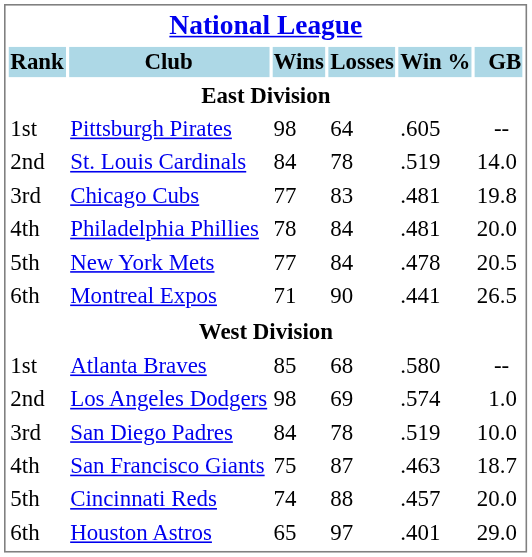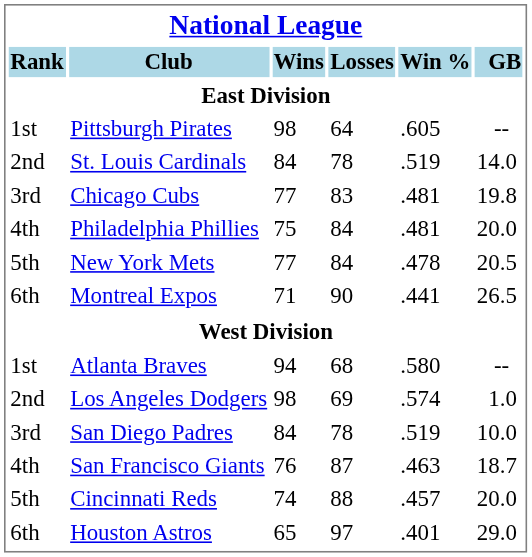(285, 228) 78 -> (285, 228) 75
(285, 365) 85 -> (285, 365) 94
(285, 465) 75 -> (285, 465) 76
